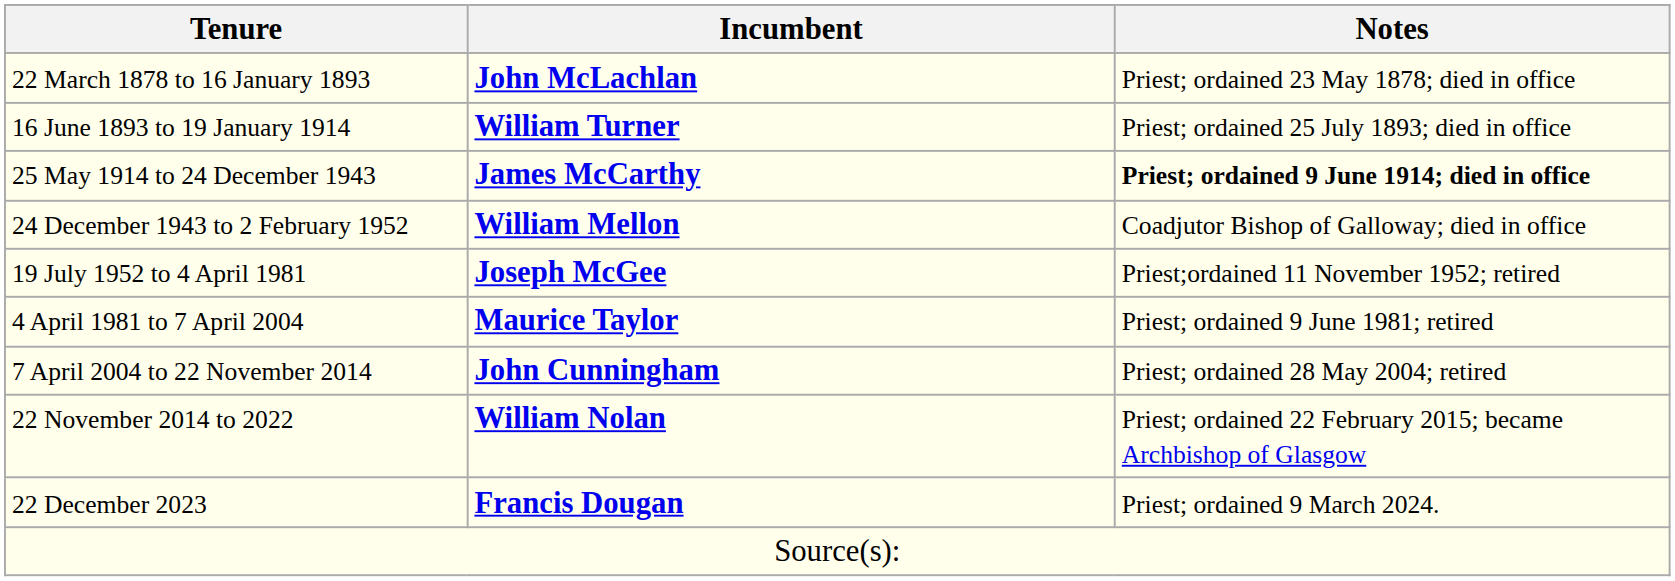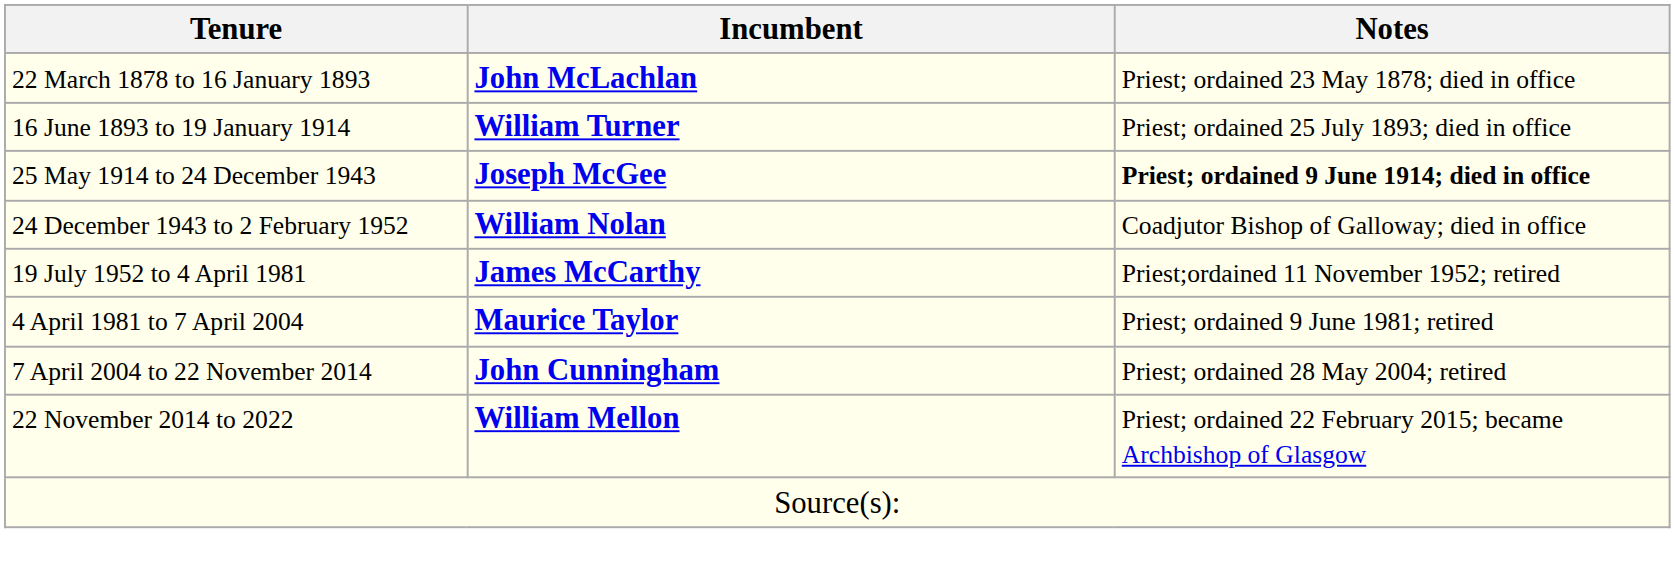(587, 175) James McCarthy -> (570, 175) Joseph McGee
(577, 223) William Mellon -> (570, 223) William Nolan
(570, 272) Joseph McGee -> (587, 272) James McCarthy
(570, 418) William Nolan -> (577, 418) William Mellon
- row: (109, 503)
